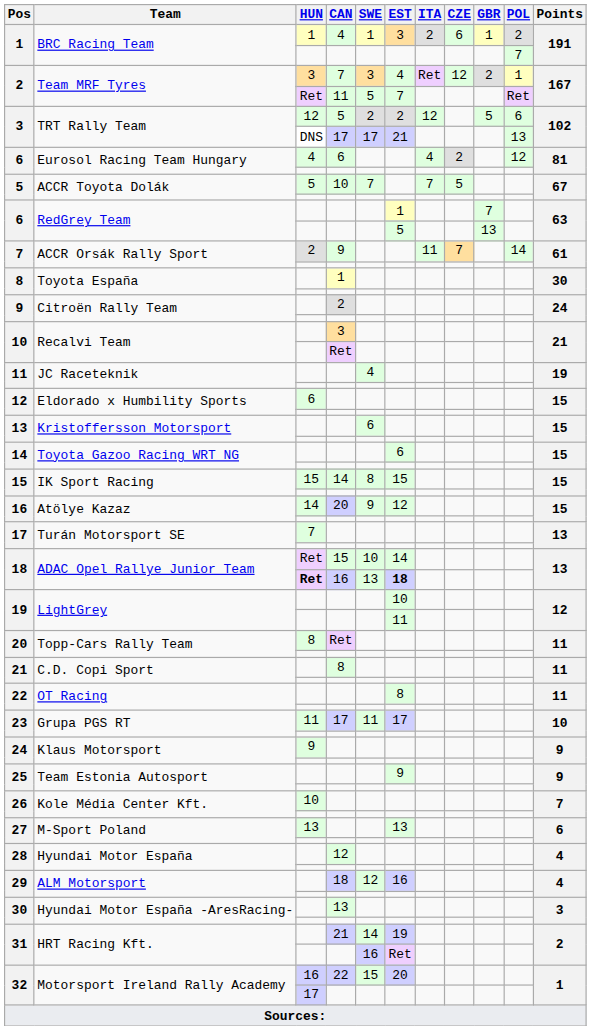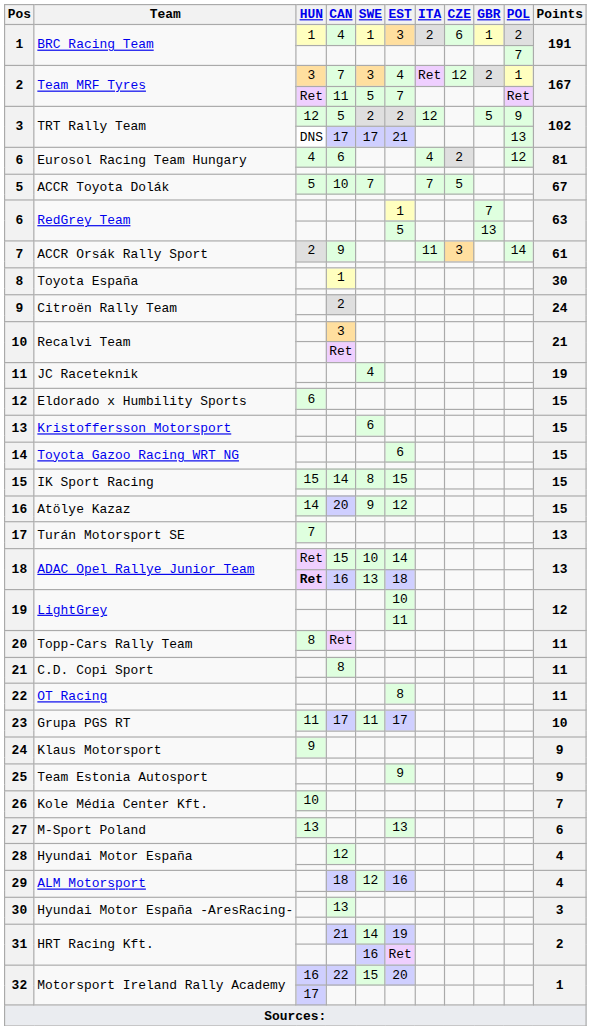(518, 117) 6 -> (518, 117) 9
(459, 251) 7 -> (459, 251) 3
(400, 579) bold -> (400, 579) normal
